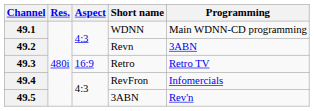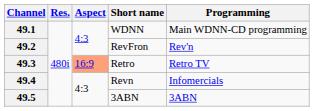(122, 47) Revn -> (129, 47) RevFron
(183, 47) 3ABN -> (181, 47) Rev'n
(84, 64) no background -> (84, 64) lightsalmon background
(129, 81) RevFron -> (122, 81) Revn
(181, 98) Rev'n -> (183, 98) 3ABN
